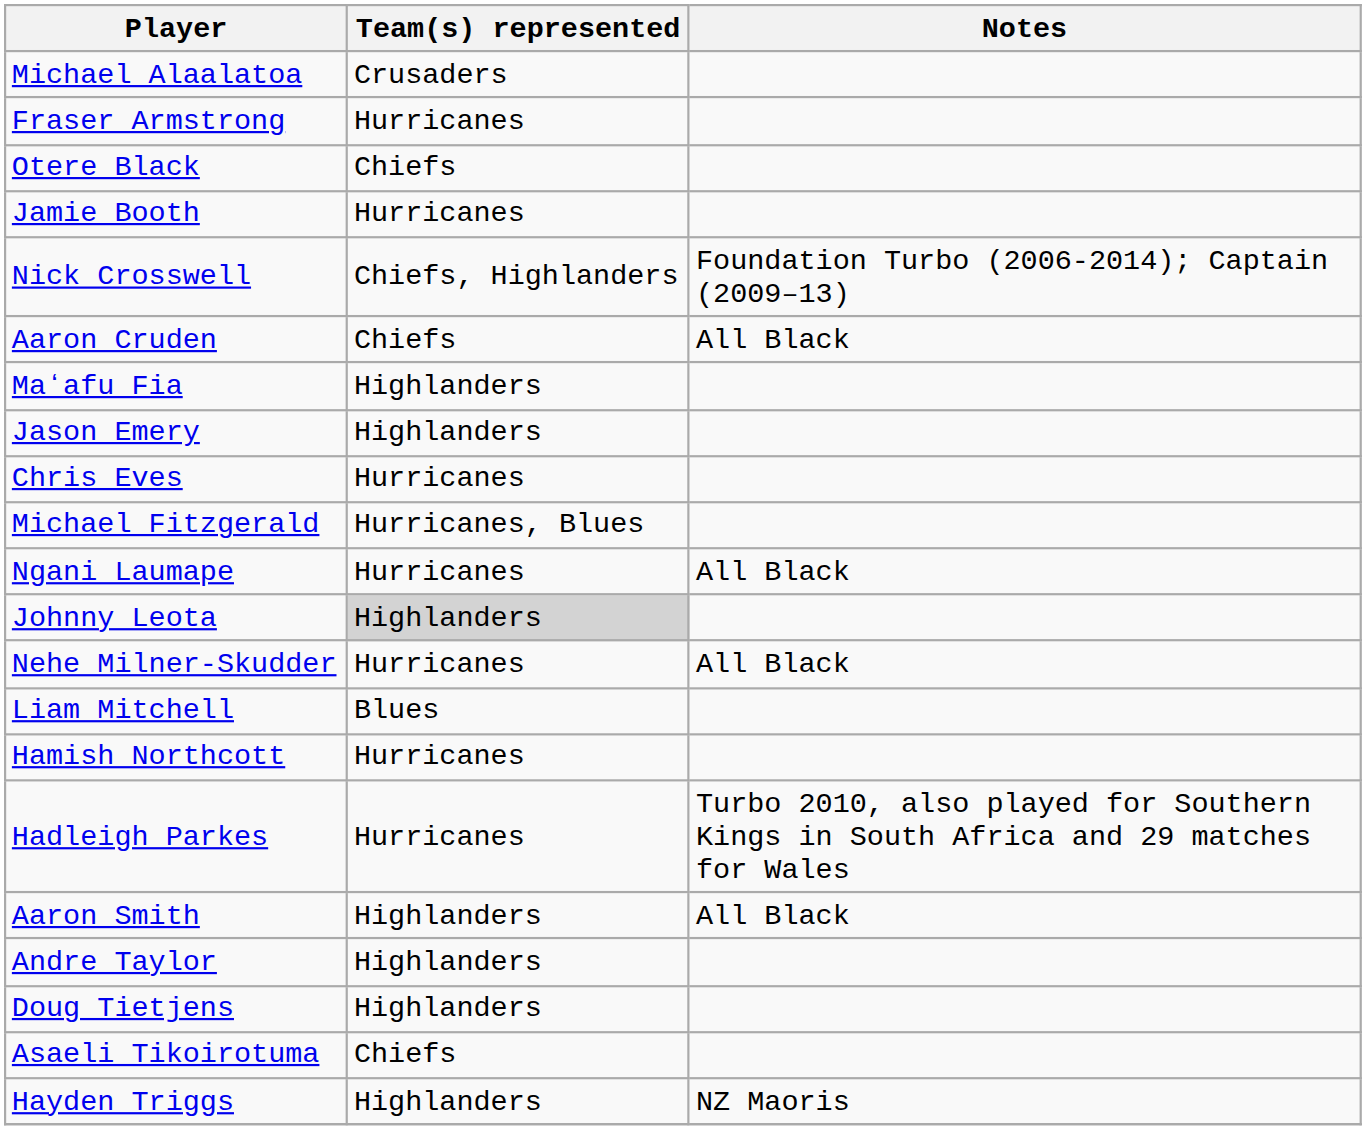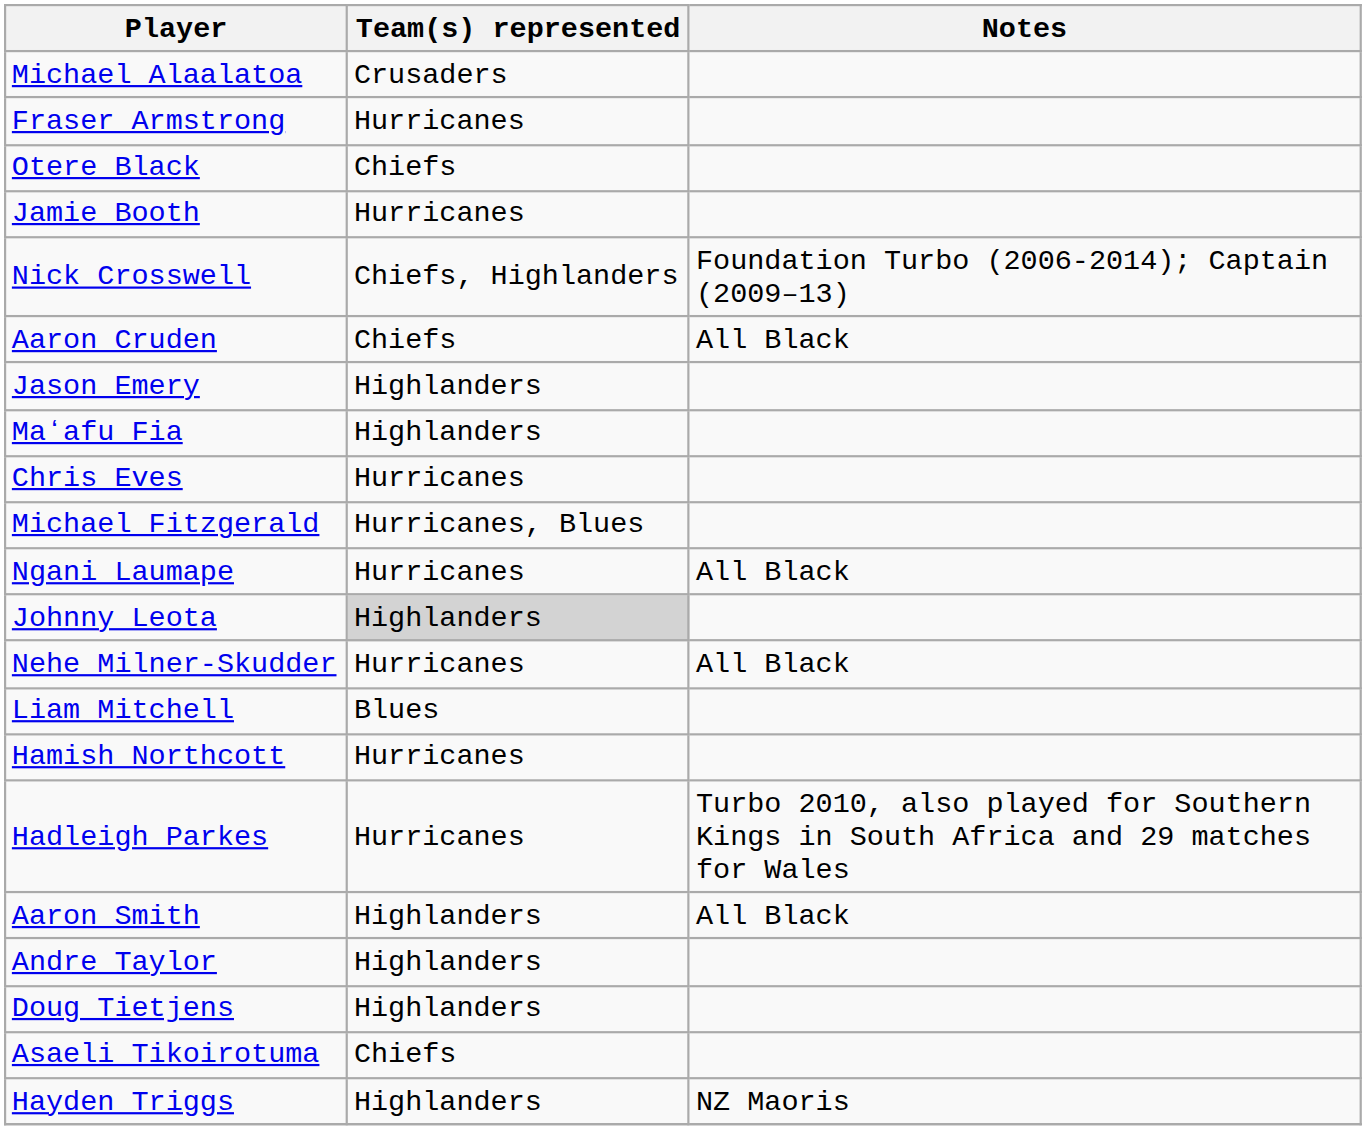rows swapped: (106, 432) <-> (97, 386)
